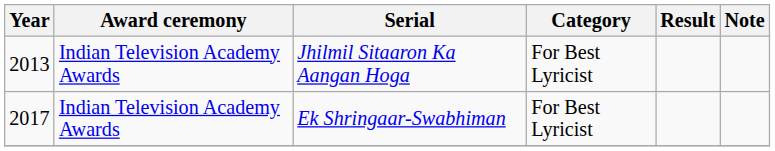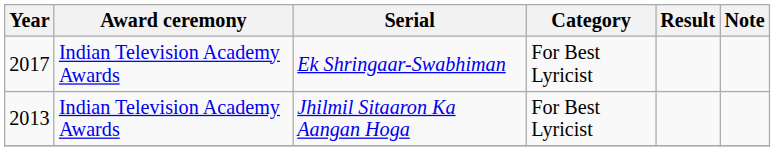rows swapped: (376, 63) <-> (402, 118)
